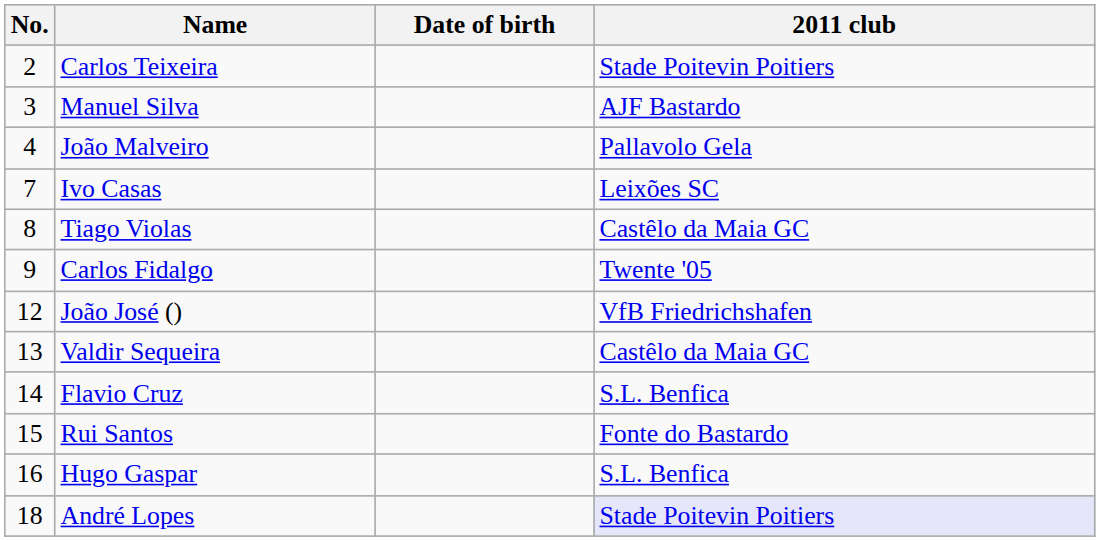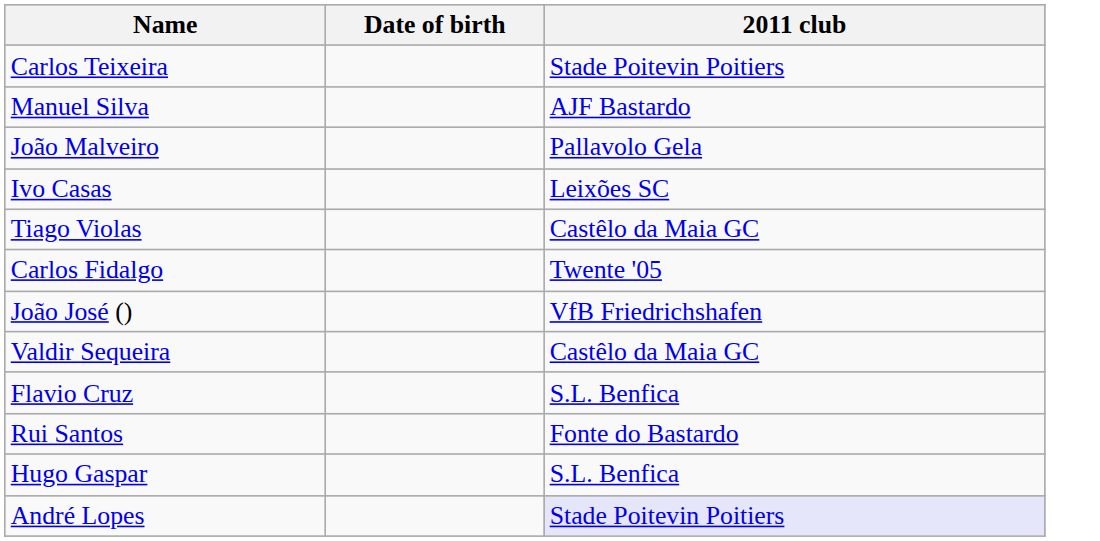- column: (30, 24)
